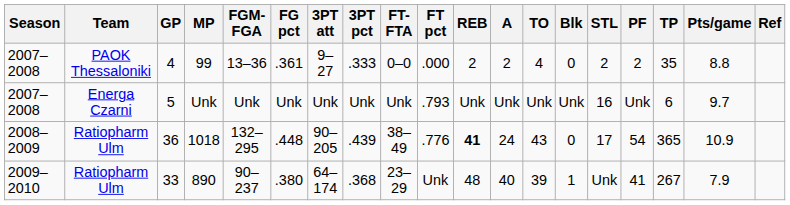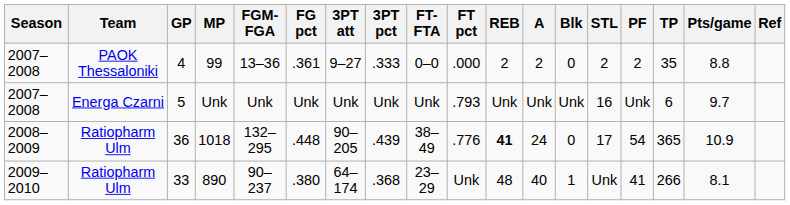- column: (539, 24)
(669, 180) 267 -> (669, 180) 266
(720, 180) 7.9 -> (720, 180) 8.1
